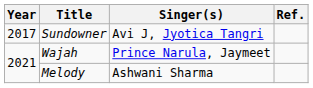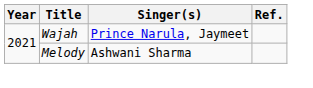- row: (74, 34)
